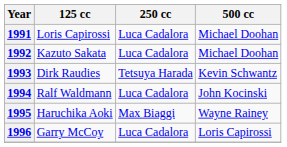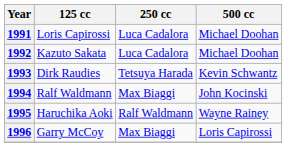(153, 93) Luca Cadalora -> (147, 93) Max Biaggi
(147, 113) Max Biaggi -> (156, 113) Ralf Waldmann
(153, 133) Luca Cadalora -> (147, 133) Max Biaggi
